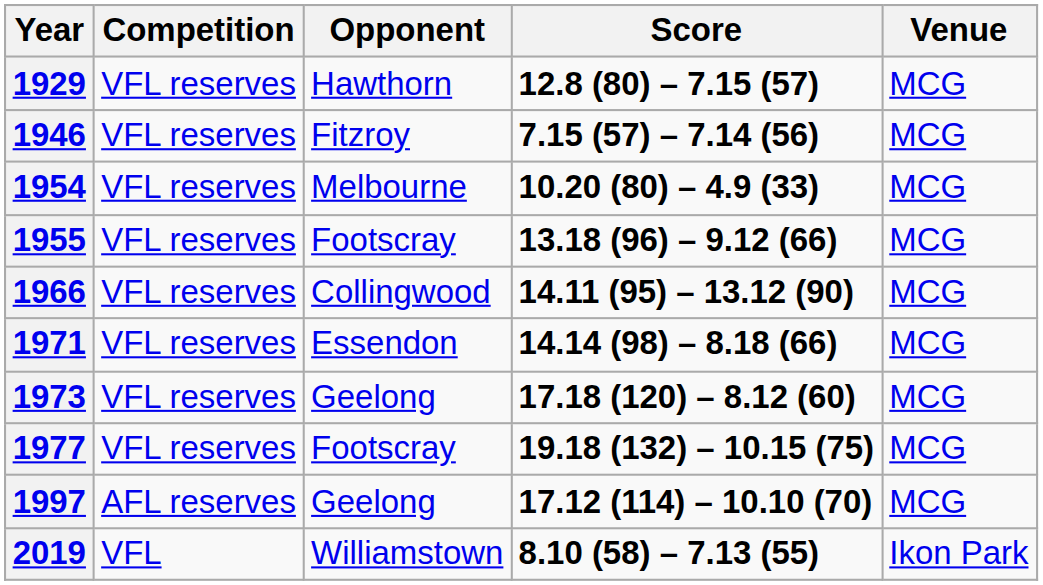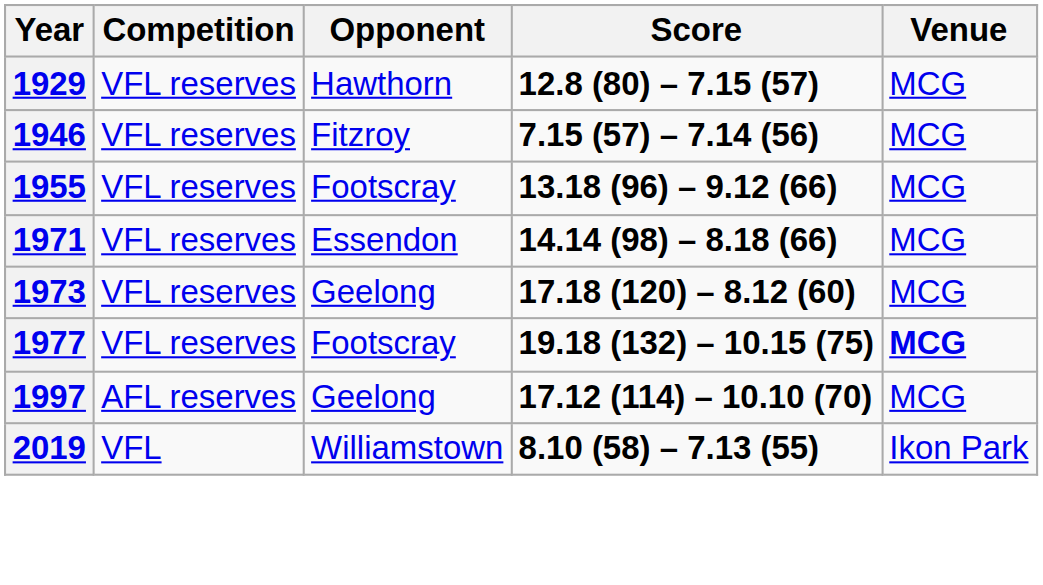- row: (49, 187)
- row: (49, 291)
(928, 448) normal -> (928, 344) bold
